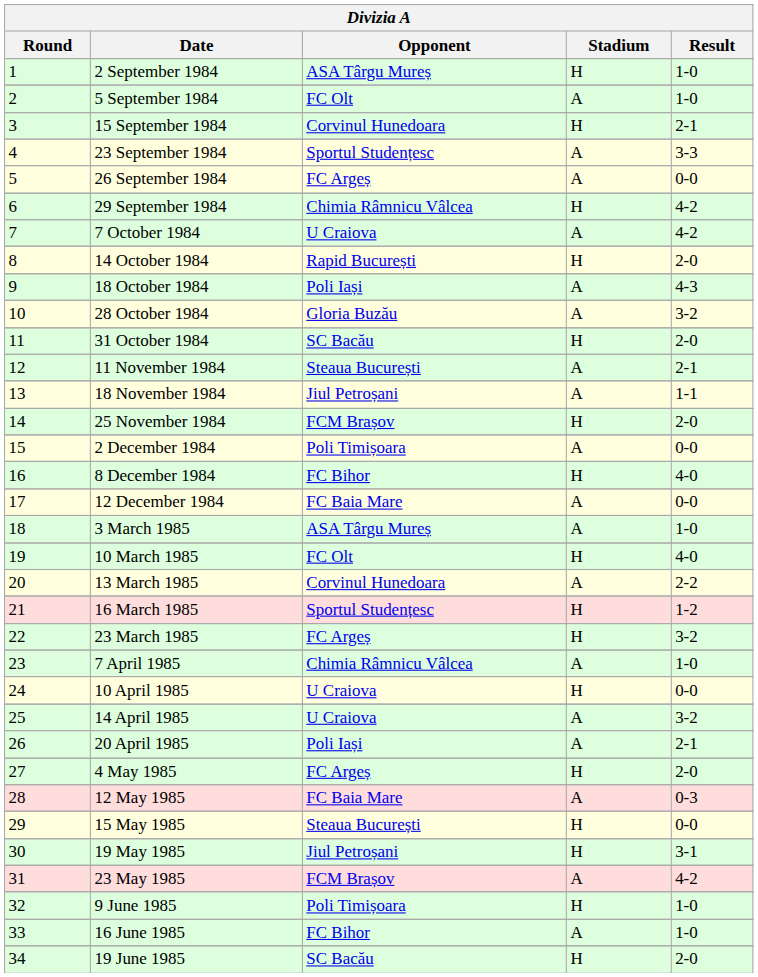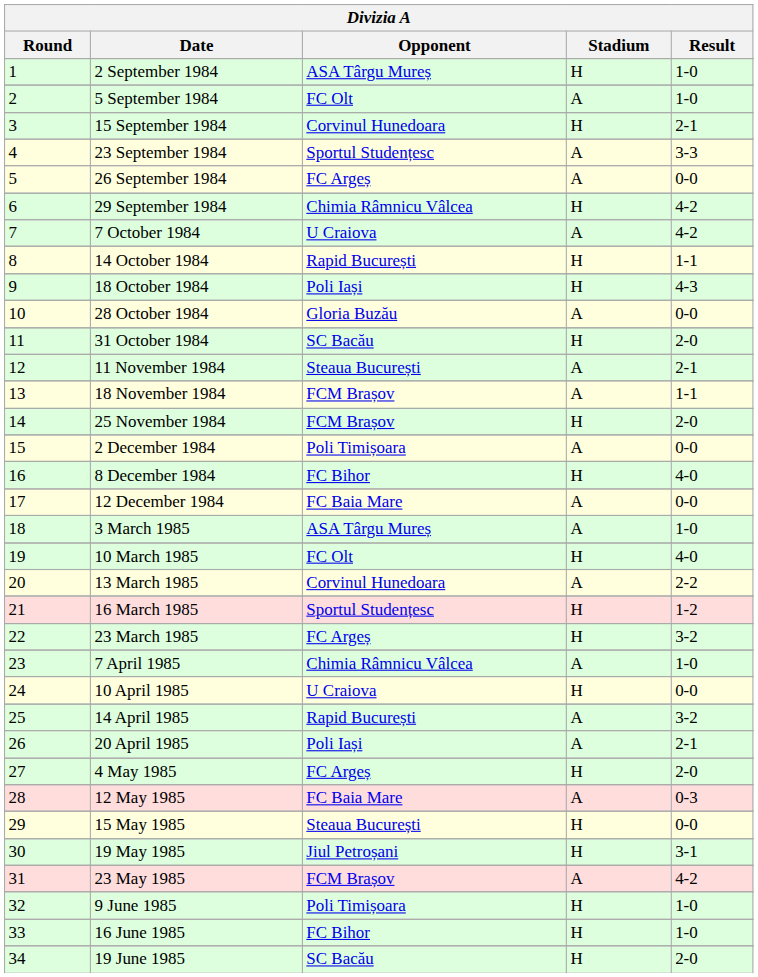(686, 260) 2-0 -> (686, 260) 1-1
(577, 286) A -> (577, 286) H
(686, 313) 3-2 -> (686, 313) 0-0
(352, 394) Jiul Petroșani -> (350, 394) FCM Brașov
(341, 717) U Craiova -> (361, 717) Rapid București
(577, 932) A -> (577, 932) H
